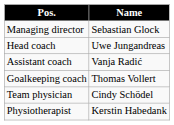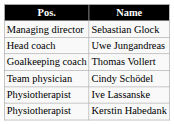- row: (117, 62)
+ row: (121, 95)
